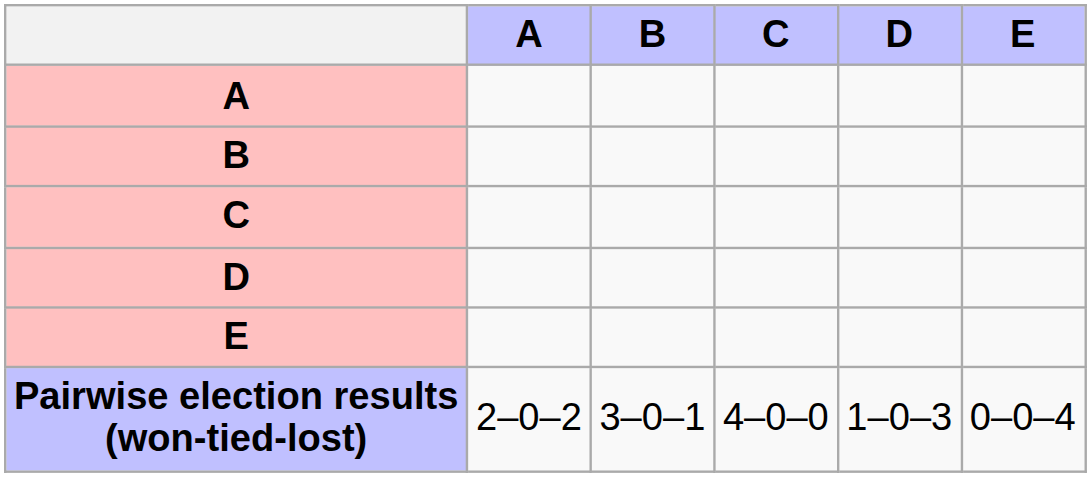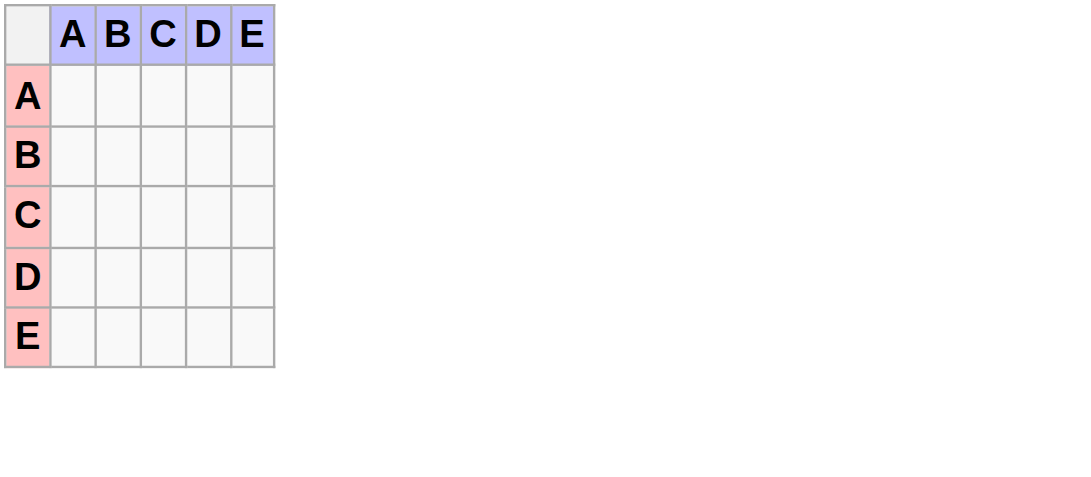- row: (236, 418)
